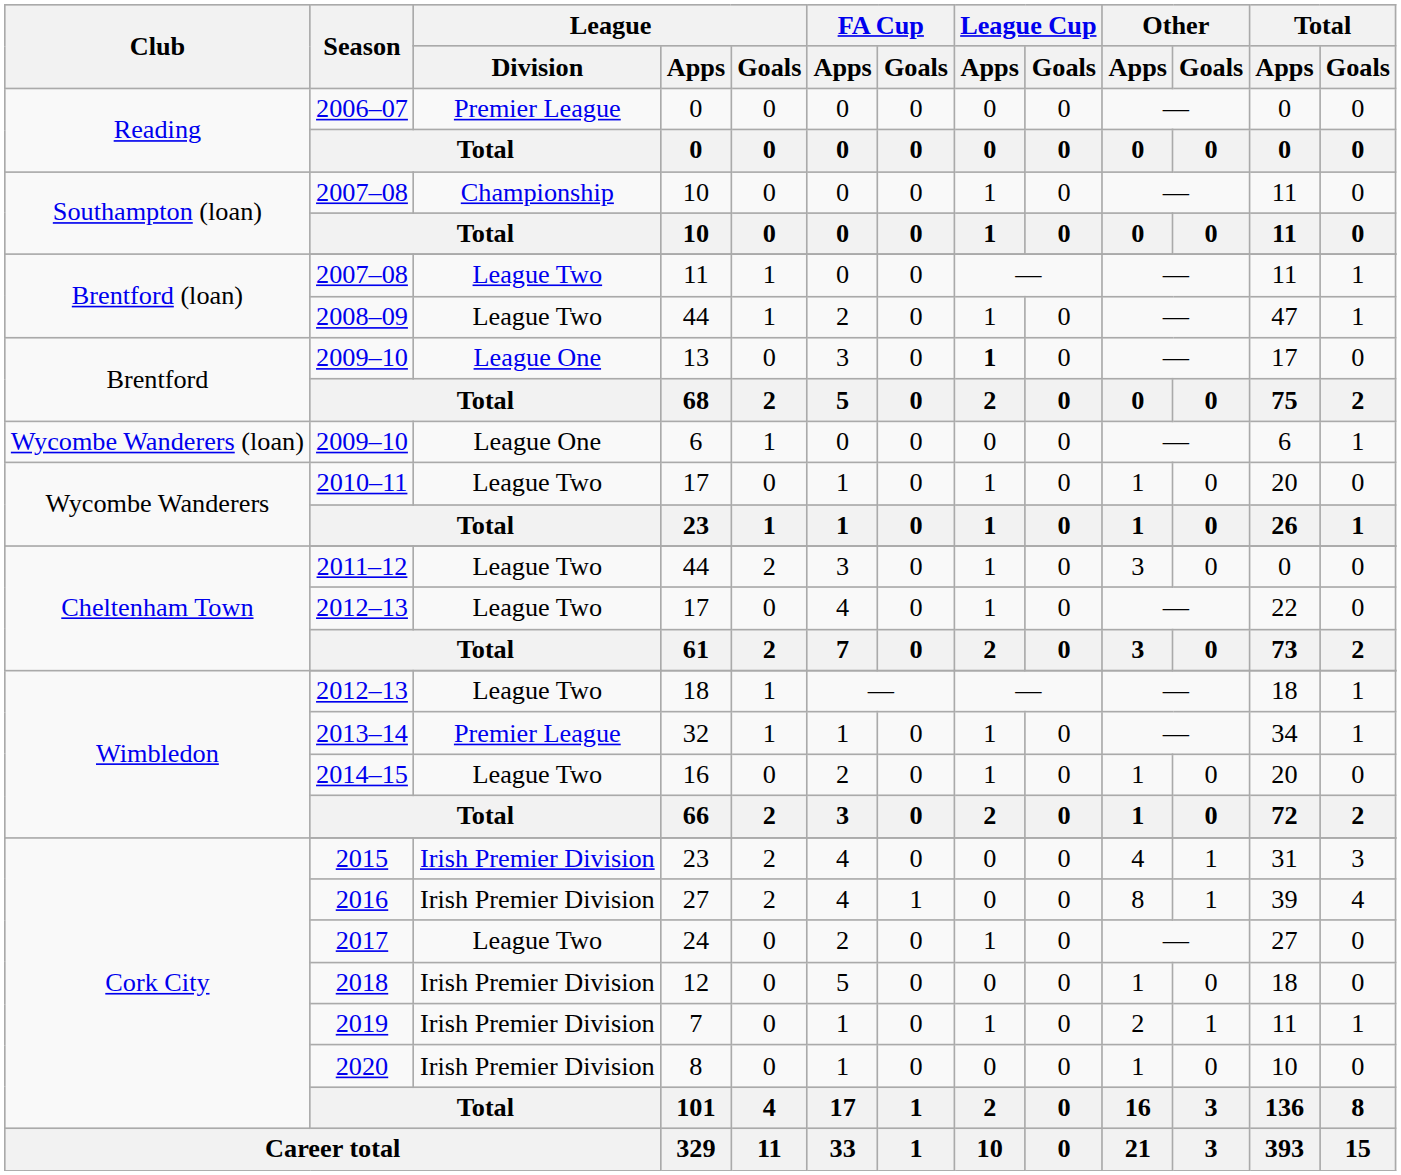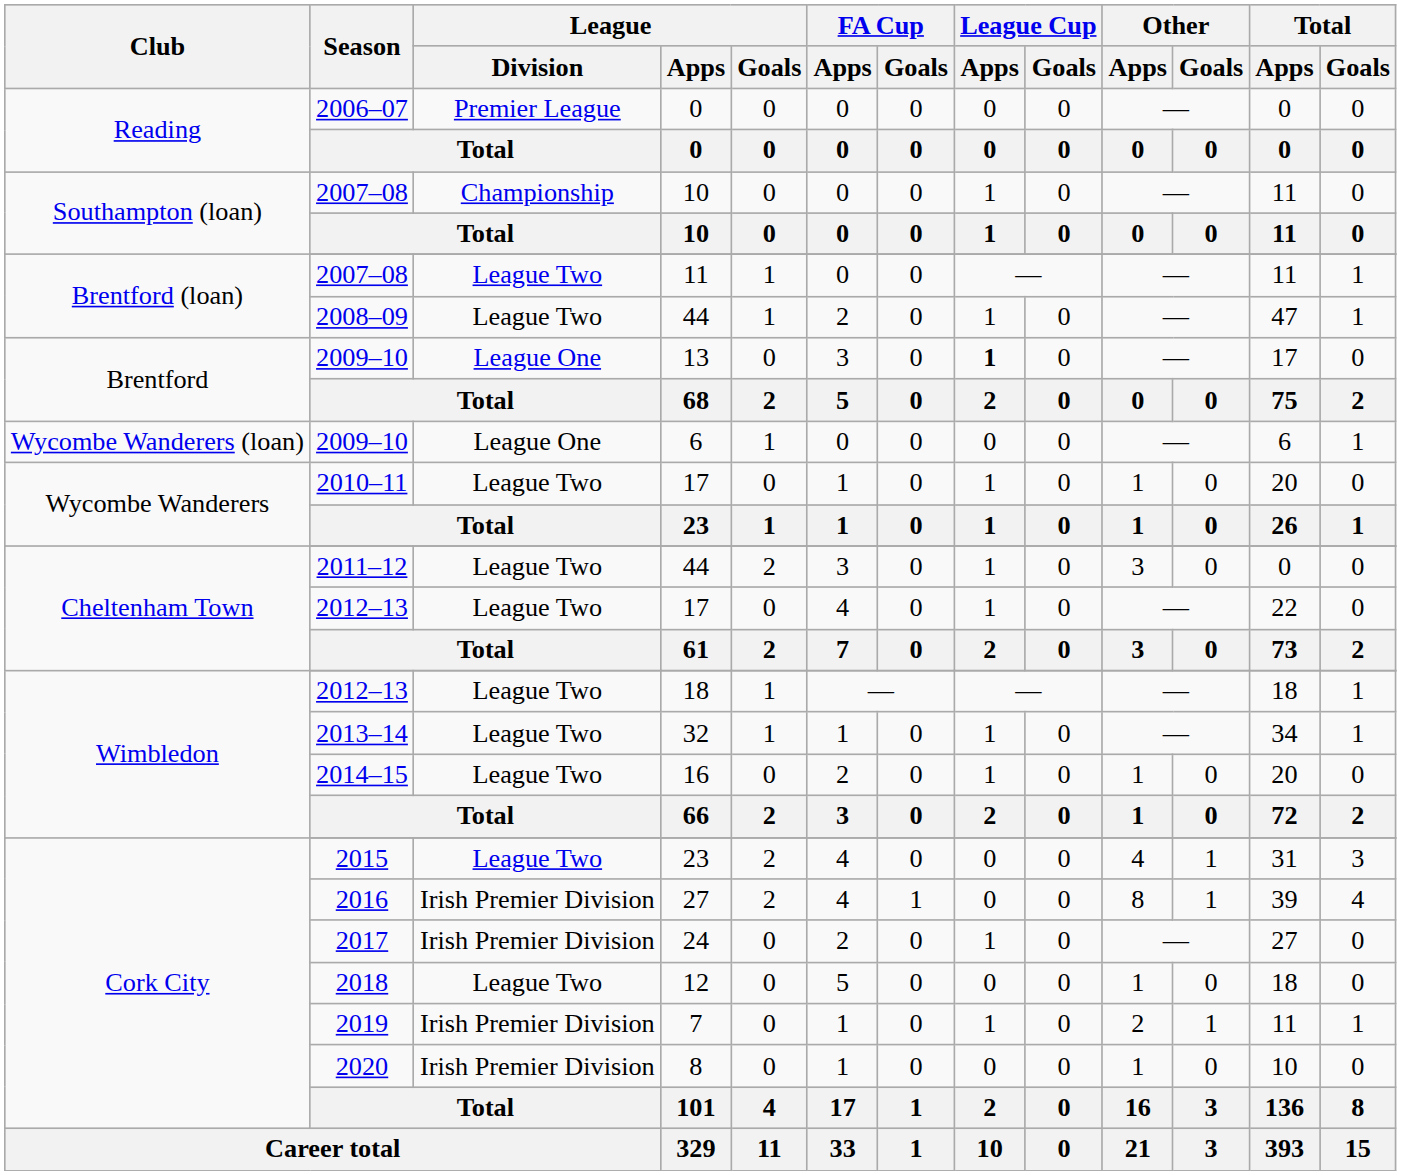(537, 732) Premier League -> (537, 732) League Two
(537, 857) Irish Premier Division -> (537, 857) League Two
(537, 940) League Two -> (537, 940) Irish Premier Division
(537, 982) Irish Premier Division -> (537, 982) League Two
